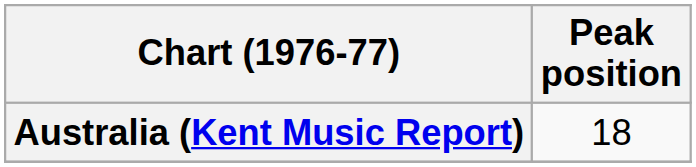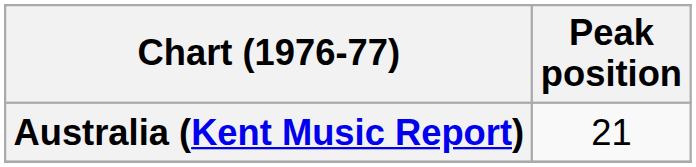(611, 131) 18 -> (611, 131) 21
